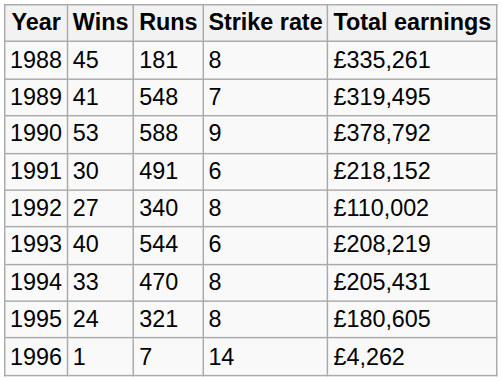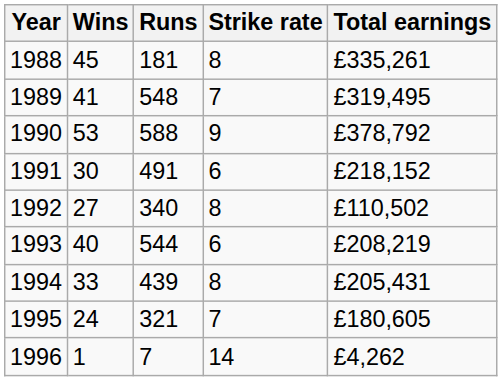(381, 208) £110,002 -> (381, 208) £110,502
(159, 282) 470 -> (159, 282) 439
(215, 319) 8 -> (215, 319) 7
